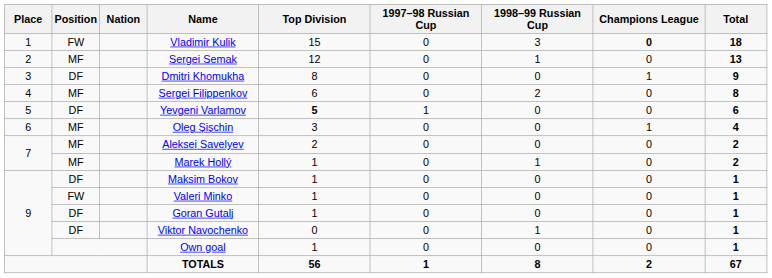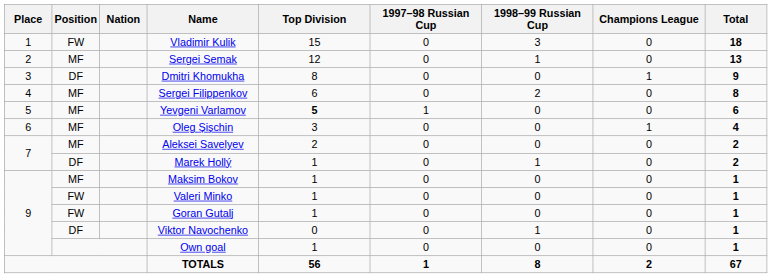(649, 42) bold -> (649, 42) normal
(76, 111) DF -> (76, 111) MF
(76, 162) MF -> (76, 162) DF
(76, 179) DF -> (76, 179) MF
(76, 213) DF -> (76, 213) FW
